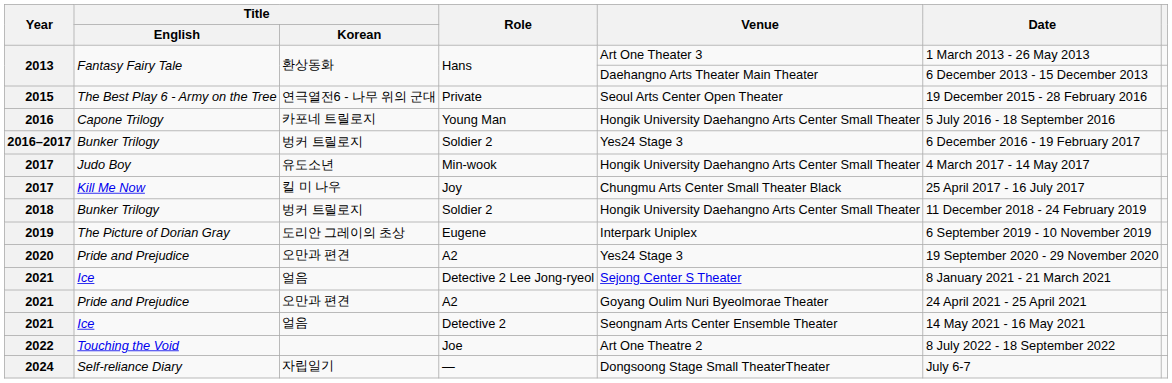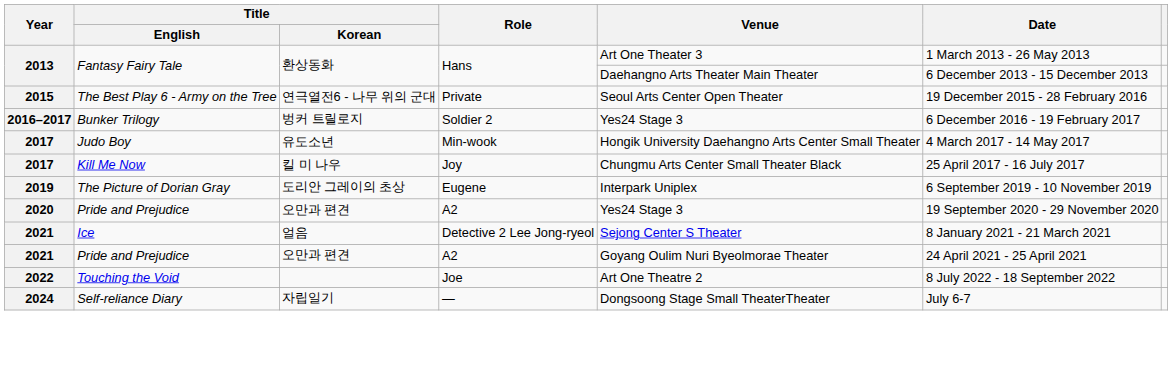- row: (39, 119)
- row: (39, 210)
- row: (39, 324)
